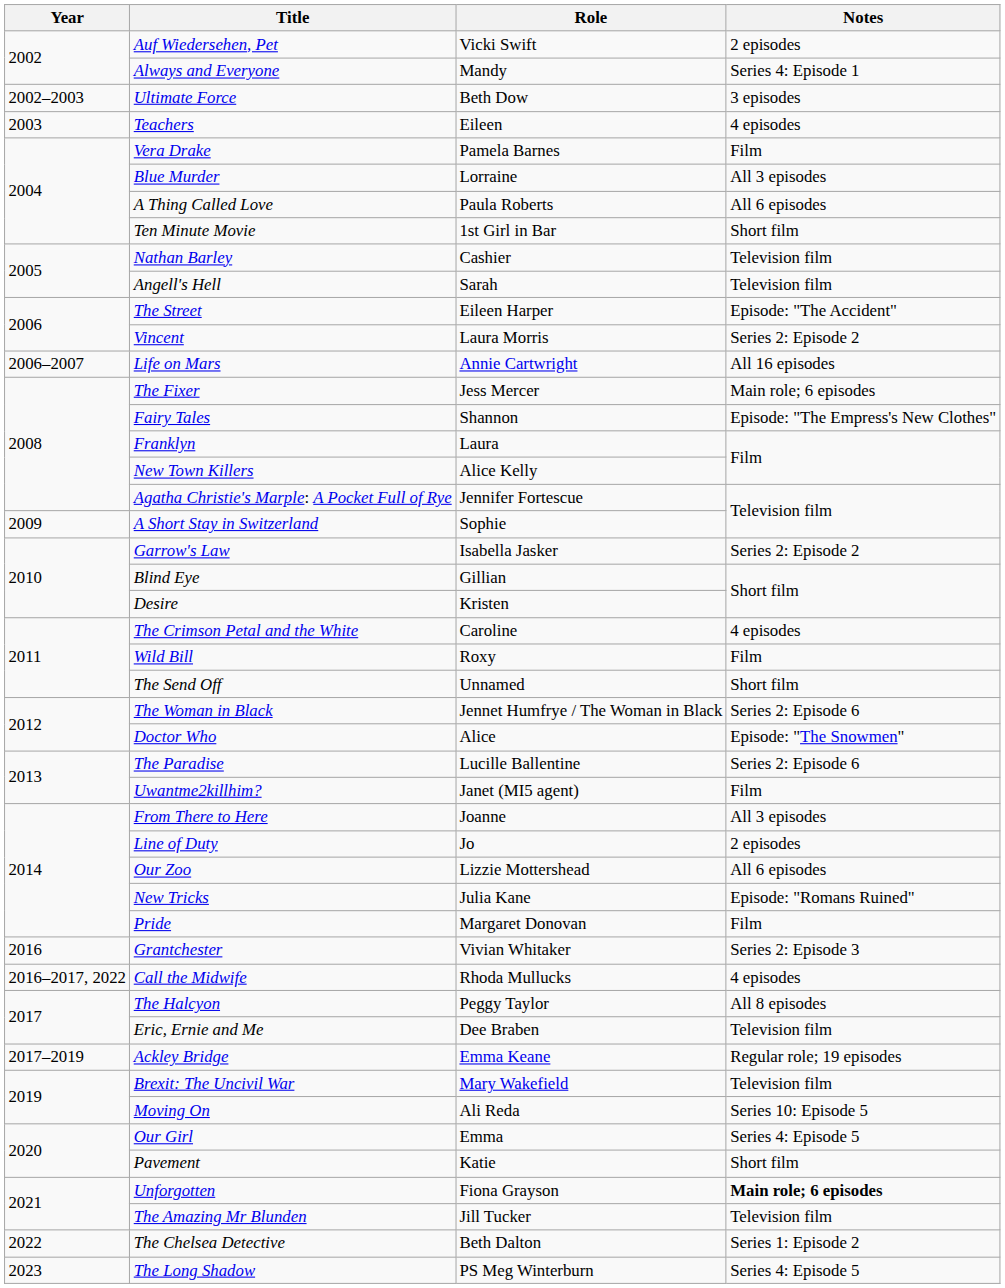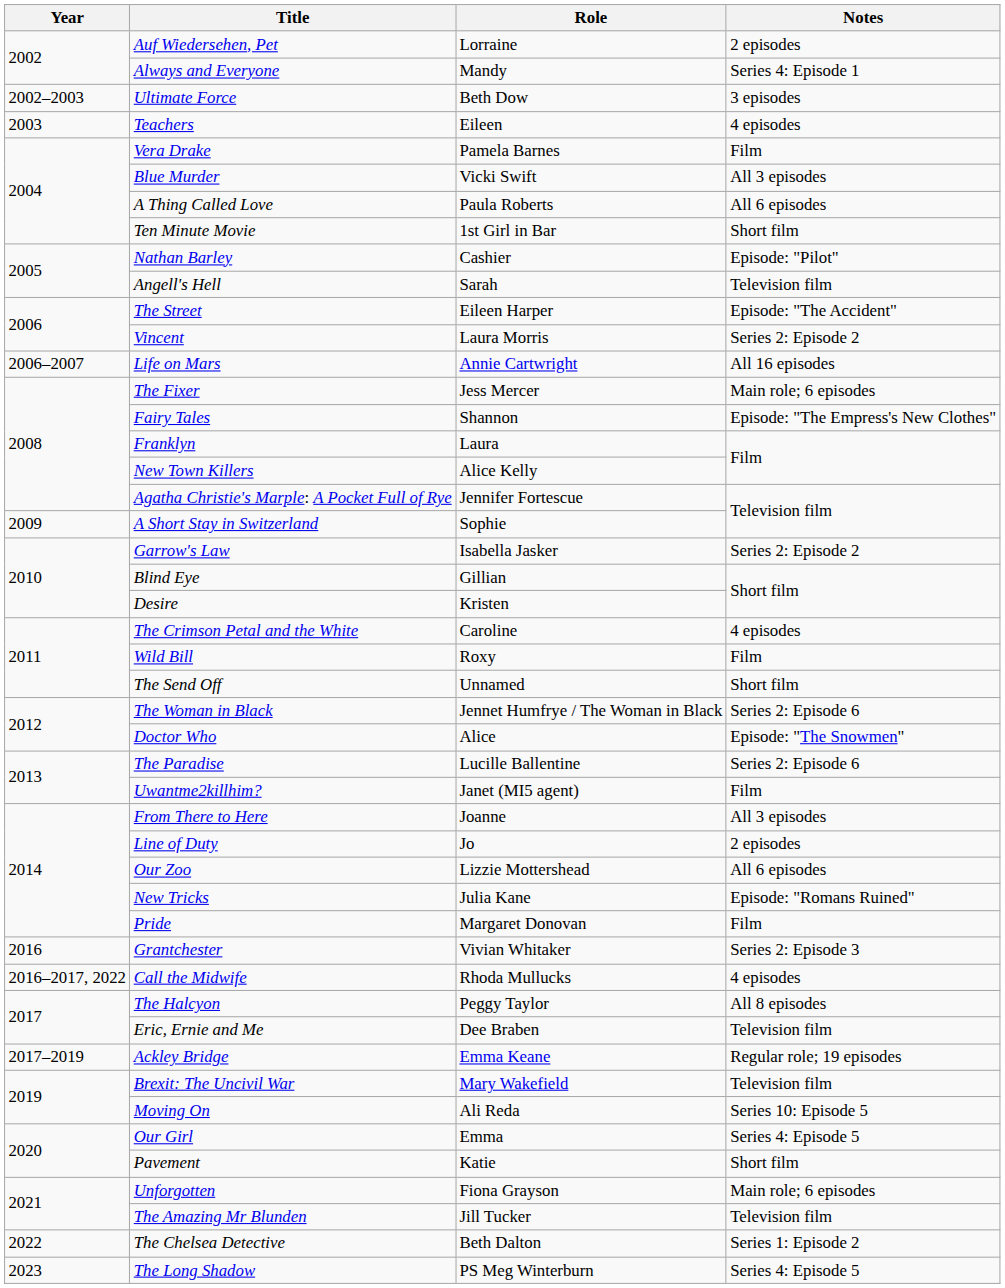(498, 44) Vicki Swift -> (488, 44) Lorraine
(488, 177) Lorraine -> (498, 177) Vicki Swift
(781, 257) Television film -> (784, 257) Episode: "Pilot"
(806, 1190) bold -> (803, 1190) normal
